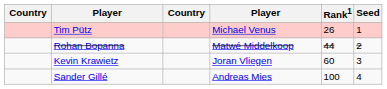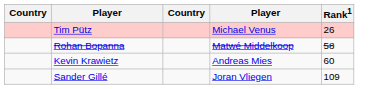- column: (368, 13)
(329, 45) 44 -> (329, 45) 58
(242, 61) Joran Vliegen -> (242, 61) Andreas Mies
(242, 76) Andreas Mies -> (242, 76) Joran Vliegen
(332, 76) 100 -> (332, 76) 109
